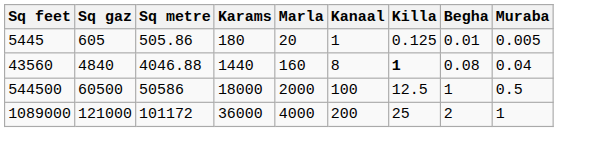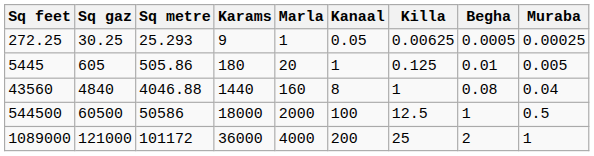+ row: (35, 41)
(396, 65) bold -> (396, 90) normal
